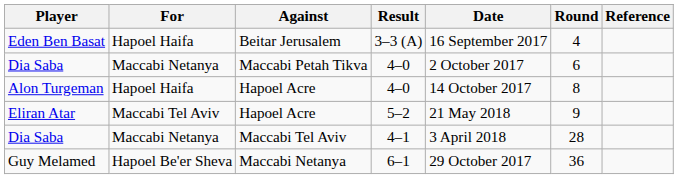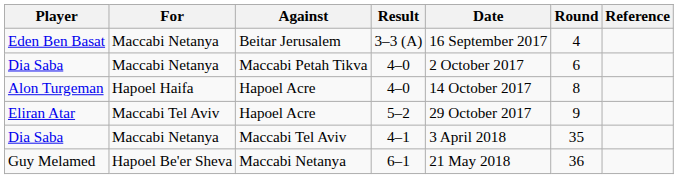(153, 40) Hapoel Haifa -> (165, 40) Maccabi Netanya
(470, 112) 21 May 2018 -> (480, 112) 29 October 2017
(576, 137) 28 -> (576, 137) 35
(480, 161) 29 October 2017 -> (470, 161) 21 May 2018
